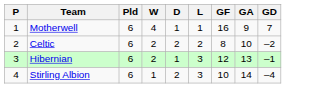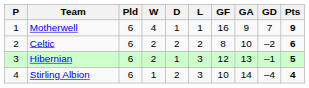+ column: (293, 12)
